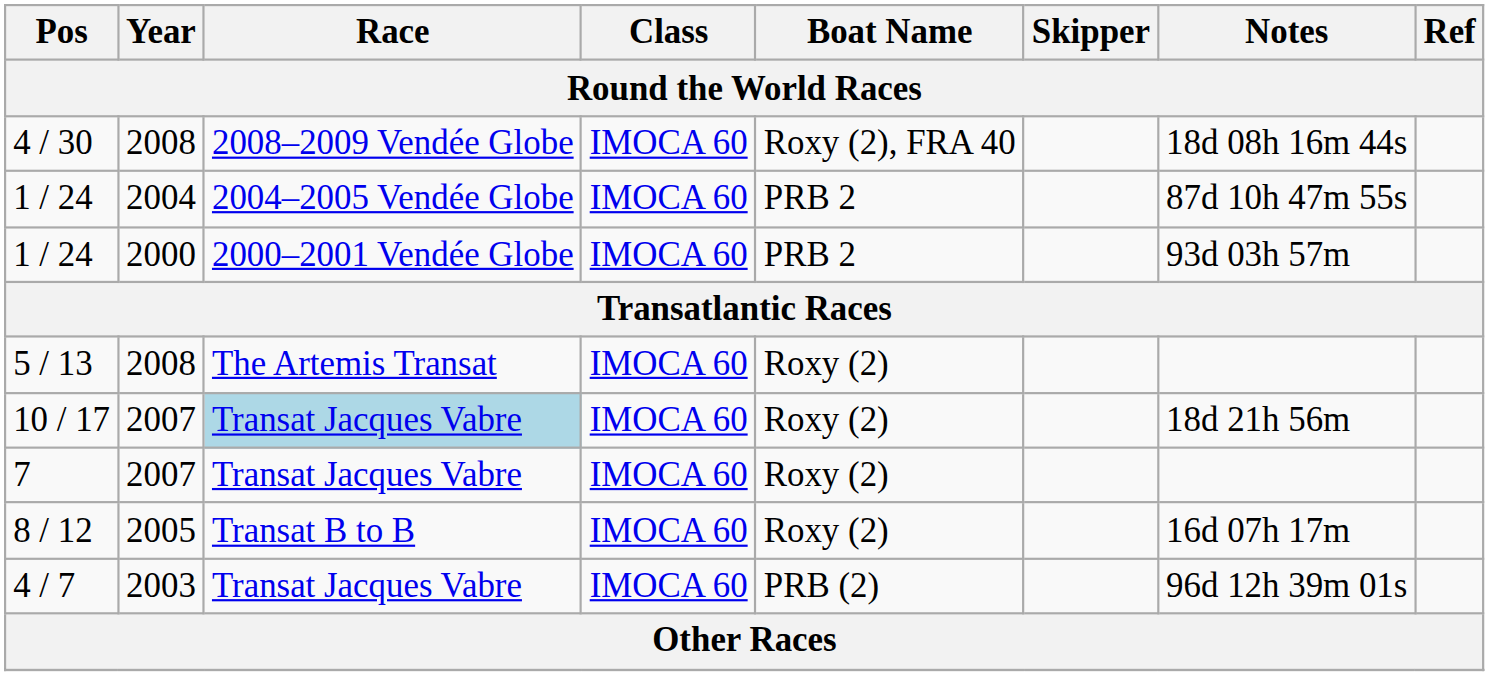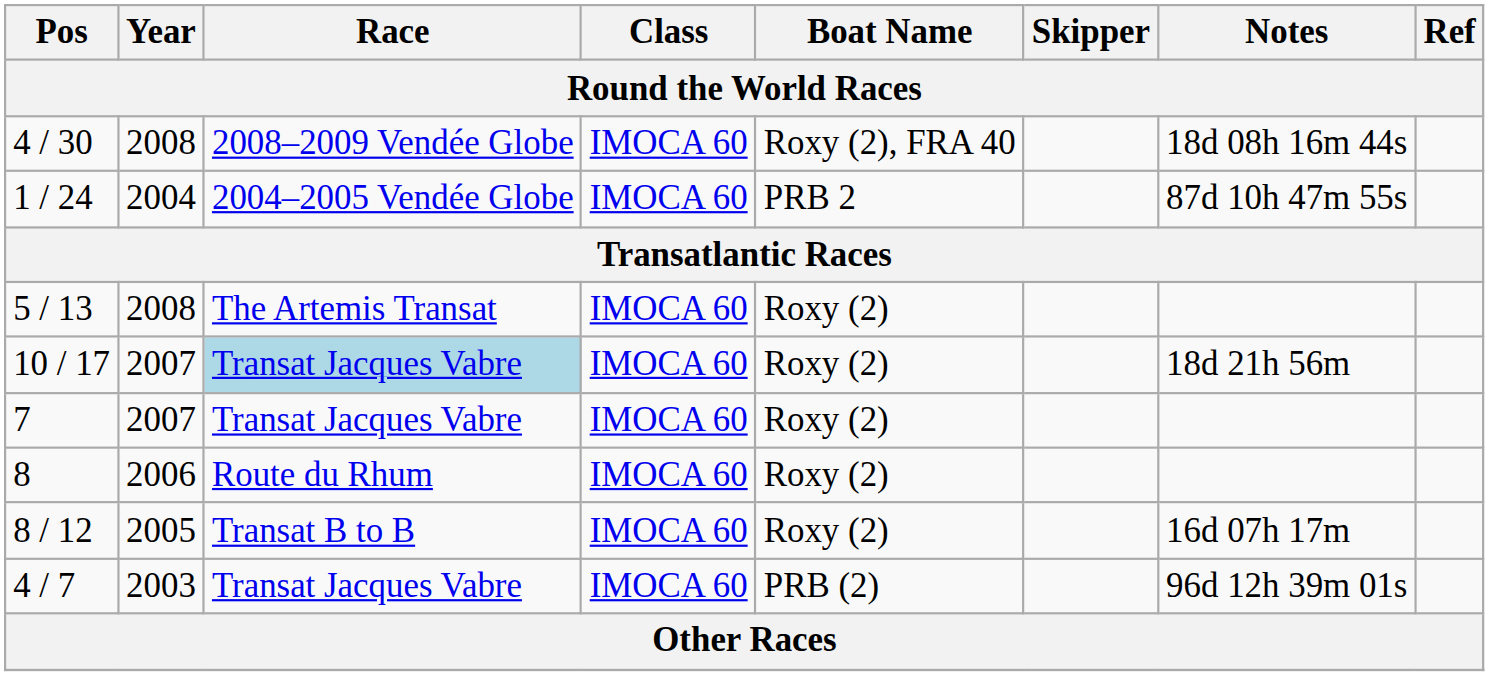- row: (53, 253)
+ row: (22, 474)
